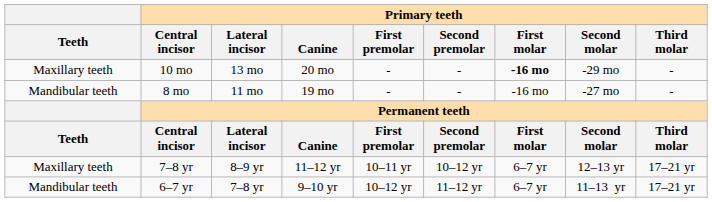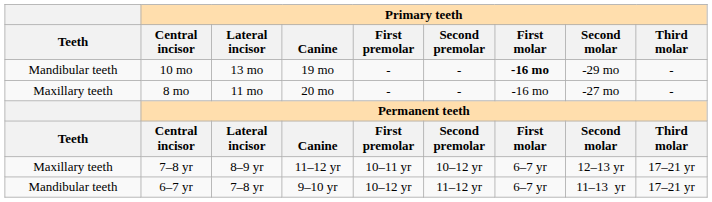(73, 70) Maxillary teeth -> (73, 70) Mandibular teeth
(318, 70) 20 mo -> (318, 70) 19 mo
(73, 90) Mandibular teeth -> (73, 90) Maxillary teeth
(318, 90) 19 mo -> (318, 90) 20 mo
